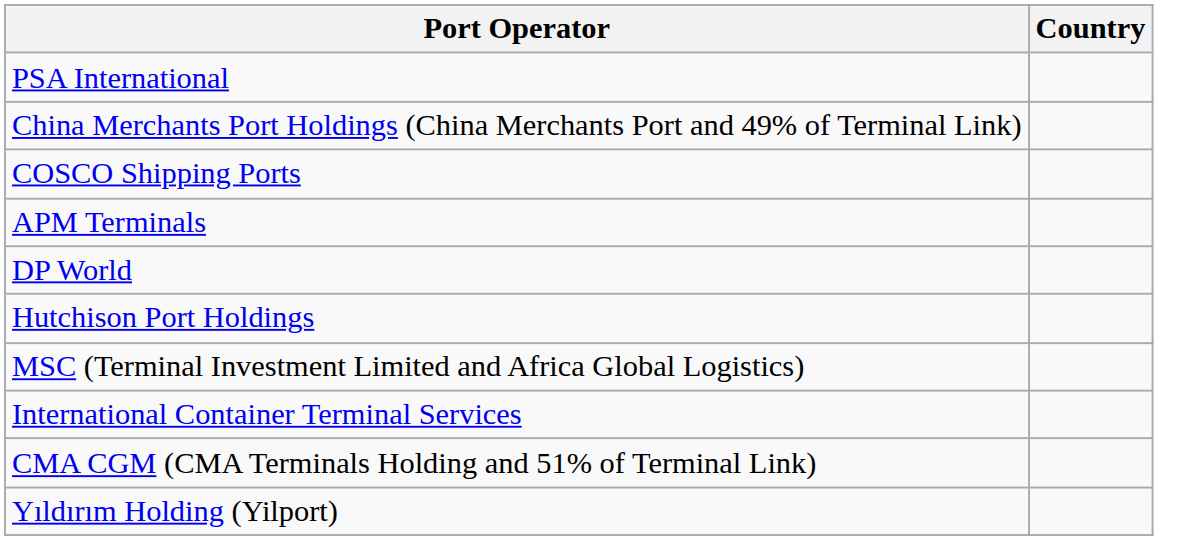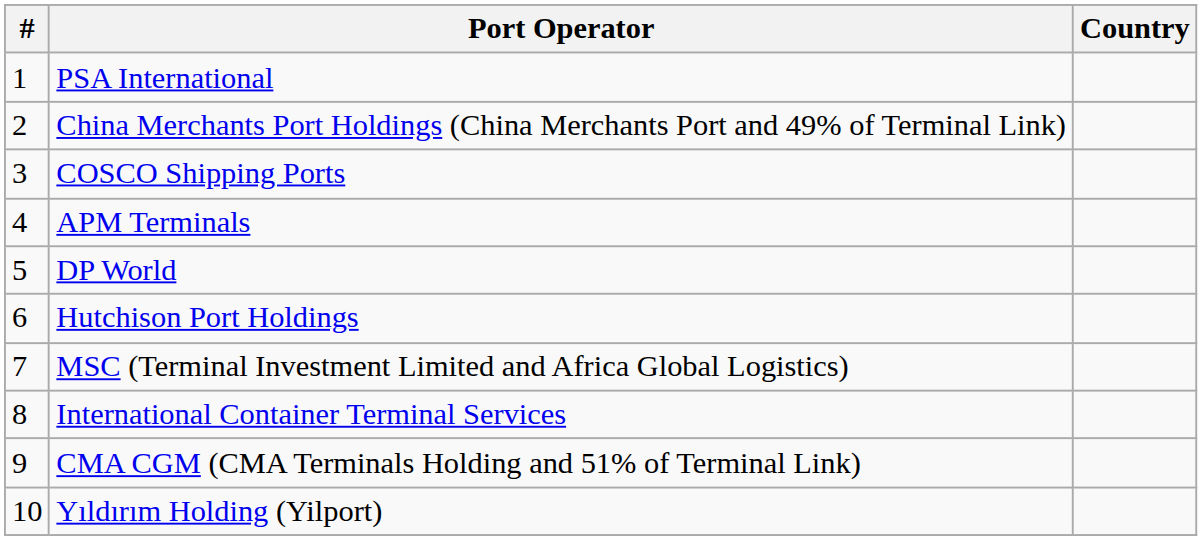+ column: (27, 28)
